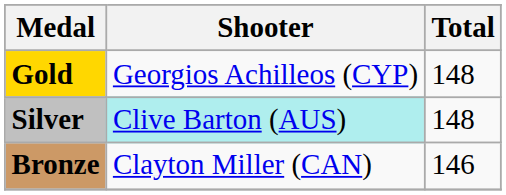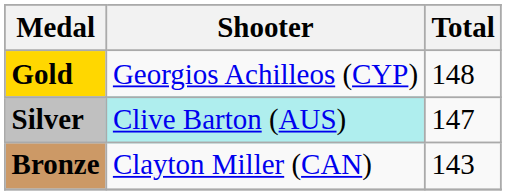(453, 119) 148 -> (453, 119) 147
(453, 165) 146 -> (453, 165) 143
